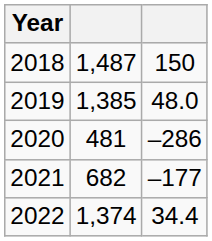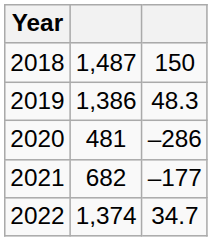(106, 100) 1,385 -> (106, 100) 1,386
(175, 100) 48.0 -> (175, 100) 48.3
(175, 216) 34.4 -> (175, 216) 34.7
